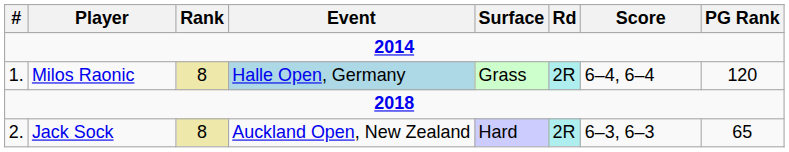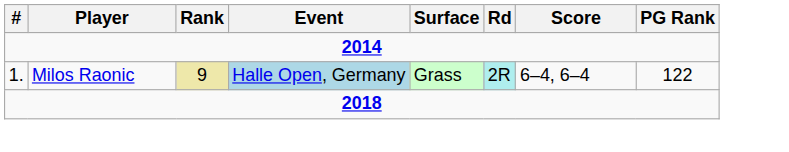(202, 75) 8 -> (202, 75) 9
(742, 75) 120 -> (678, 75) 122
- row: (73, 132)
